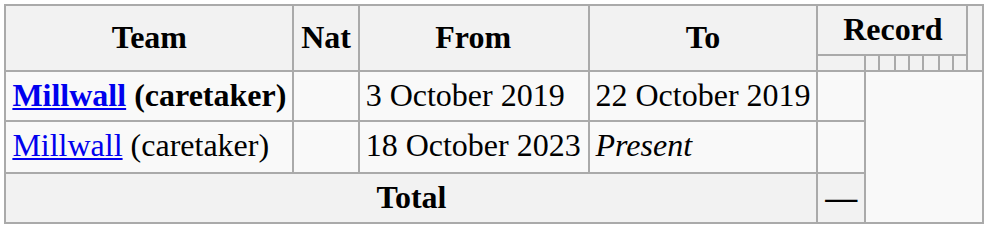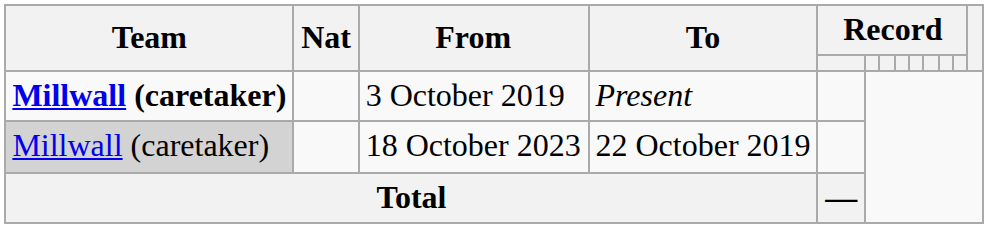(703, 95) 22 October 2019 -> (644, 95) Present
(141, 146) no background -> (141, 146) lightgrey background
(644, 146) Present -> (703, 146) 22 October 2019
